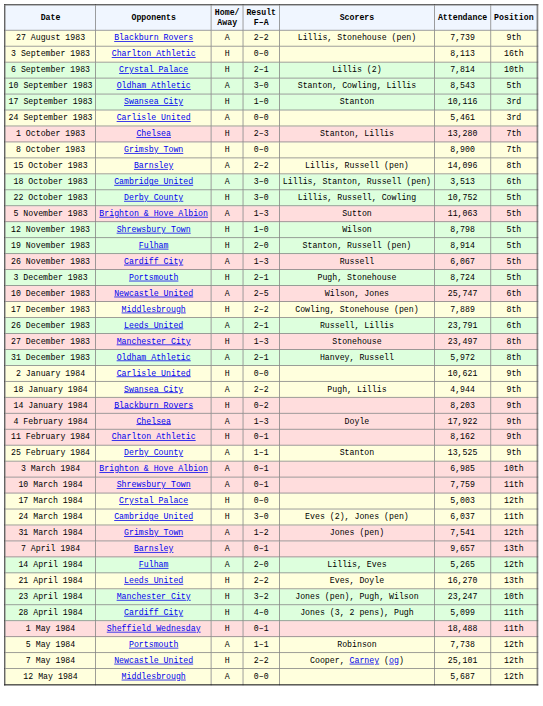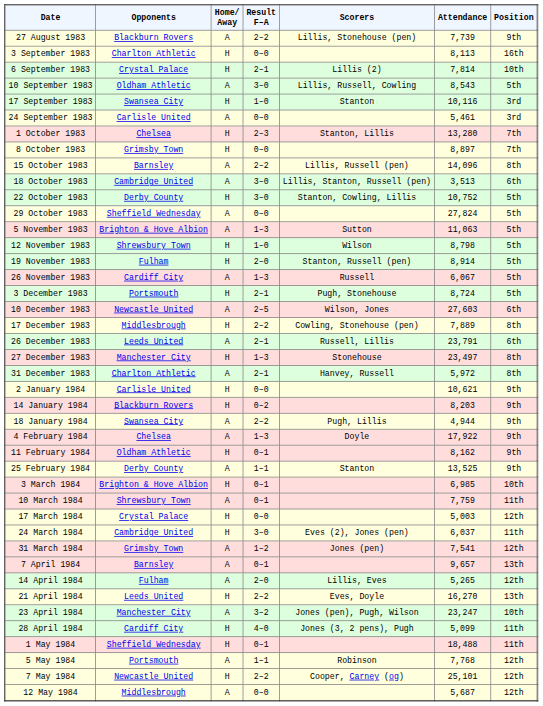(357, 86) Stanton, Cowling, Lillis -> (357, 86) Lillis, Russell, Cowling
(463, 150) 8,900 -> (463, 150) 8,897
(357, 198) Lillis, Russell, Cowling -> (357, 198) Stanton, Cowling, Lillis
+ row: (51, 214)
(463, 294) 25,747 -> (463, 310) 27,603
(154, 357) Oldham Athletic -> (154, 373) Charlton Athletic
rows swapped: (51, 405) <-> (51, 389)
(154, 437) Charlton Athletic -> (154, 453) Oldham Athletic
(227, 469) A -> (227, 485) H
(227, 597) H -> (227, 613) A
(463, 645) 7,738 -> (463, 661) 7,768
